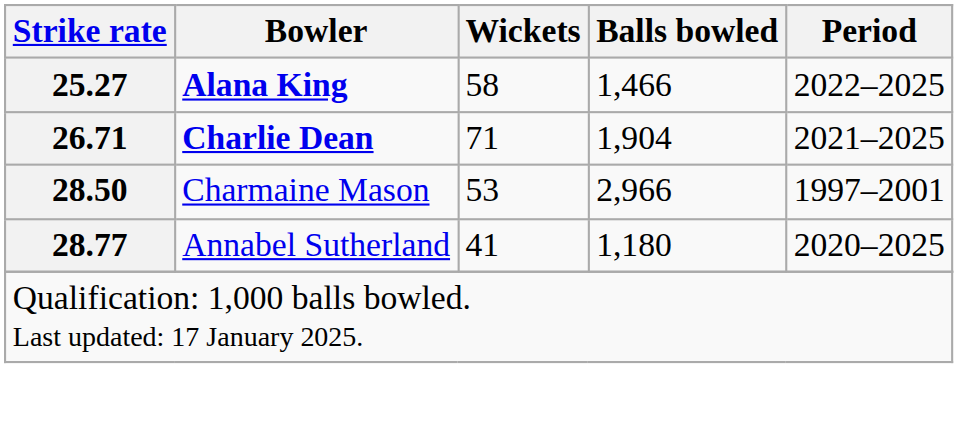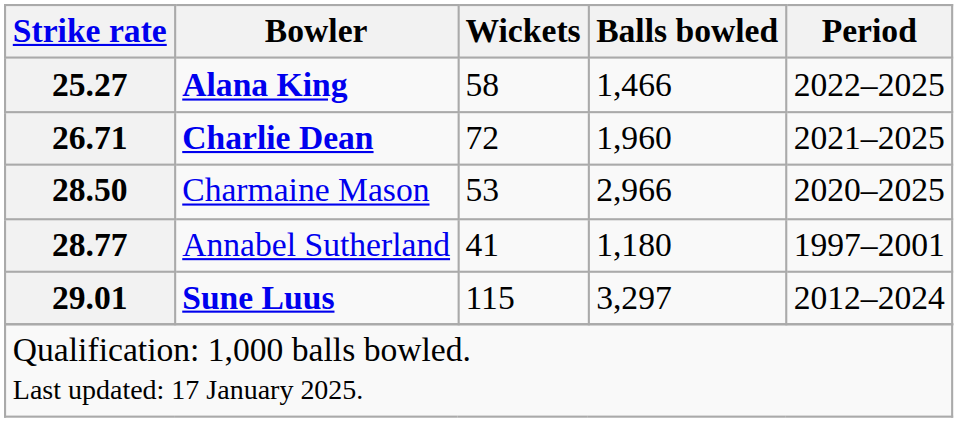(482, 137) 71 -> (482, 137) 72
(634, 137) 1,904 -> (634, 137) 1,960
(869, 191) 1997–2001 -> (869, 191) 2020–2025
(869, 244) 2020–2025 -> (869, 244) 1997–2001
+ row: (258, 297)
